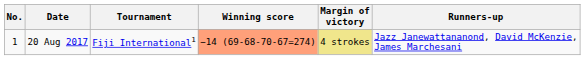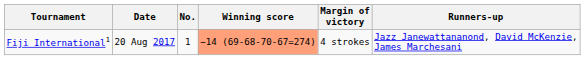columns swapped: (15, 17) <-> (144, 17)
(345, 42) khaki background -> (345, 42) no background
